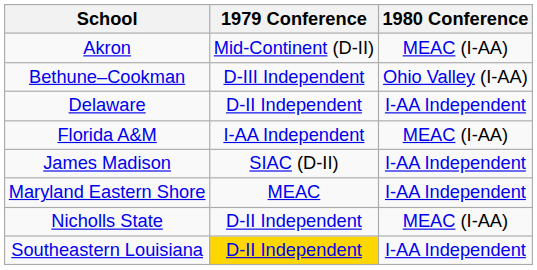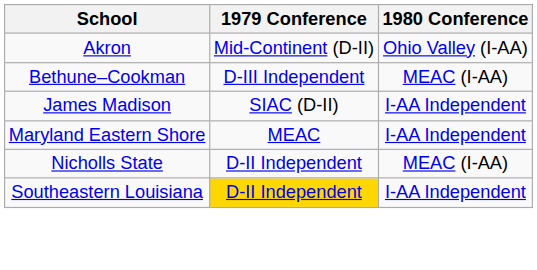(455, 47) MEAC (I-AA) -> (455, 47) Ohio Valley (I-AA)
(455, 76) Ohio Valley (I-AA) -> (455, 76) MEAC (I-AA)
- row: (107, 105)
- row: (107, 134)
